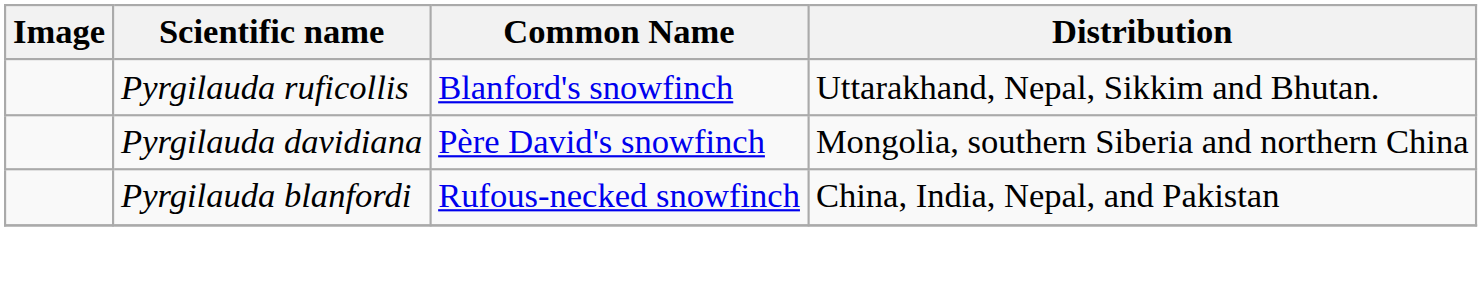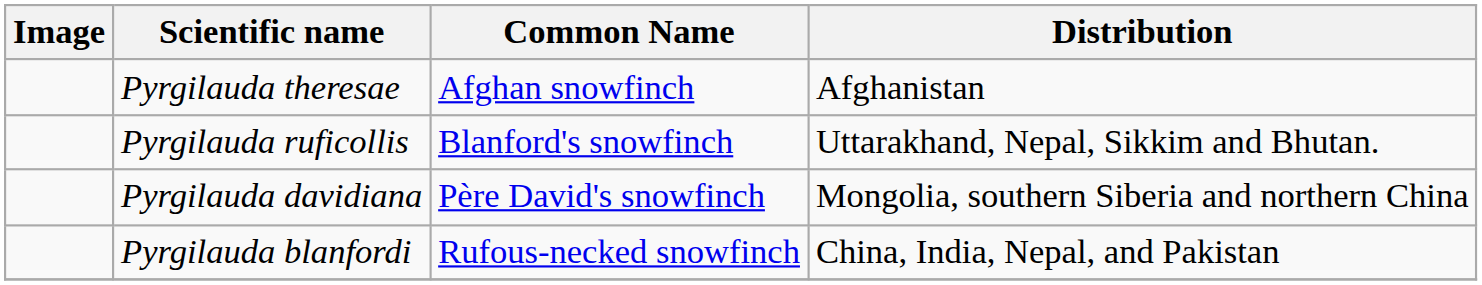+ row: (260, 86)
